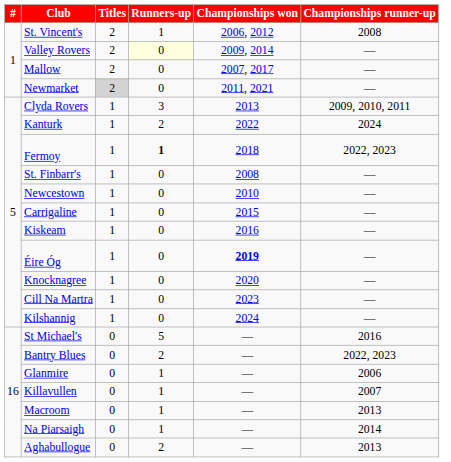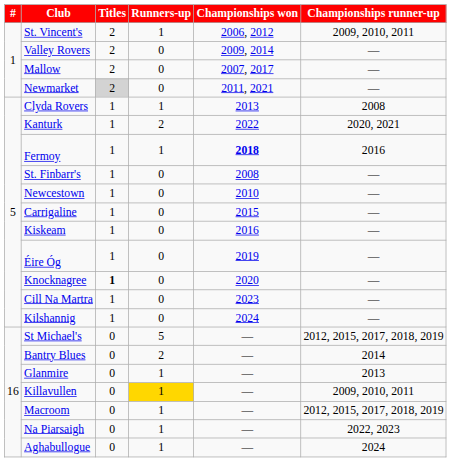(370, 32) 2008 -> (374, 32) 2009, 2010, 2011
(161, 50) lightyellow background -> (161, 50) no background
(161, 106) 3 -> (161, 106) 1
(370, 106) 2009, 2010, 2011 -> (374, 106) 2008
(370, 124) 2024 -> (374, 124) 2020, 2021
(161, 149) bold -> (161, 149) normal
(247, 149) normal -> (247, 149) bold
(370, 149) 2022, 2023 -> (374, 149) 2016
(247, 255) bold -> (247, 255) normal
(112, 280) normal -> (112, 280) bold
(370, 336) 2016 -> (374, 336) 2012, 2015, 2017, 2018, 2019
(370, 354) 2022, 2023 -> (374, 354) 2014
(370, 373) 2006 -> (374, 373) 2013
(161, 391) no background -> (161, 391) gold background
(370, 391) 2007 -> (374, 391) 2009, 2010, 2011
(370, 410) 2013 -> (374, 410) 2012, 2015, 2017, 2018, 2019
(370, 429) 2014 -> (374, 429) 2022, 2023
(161, 447) 2 -> (161, 447) 1
(370, 447) 2013 -> (374, 447) 2024
